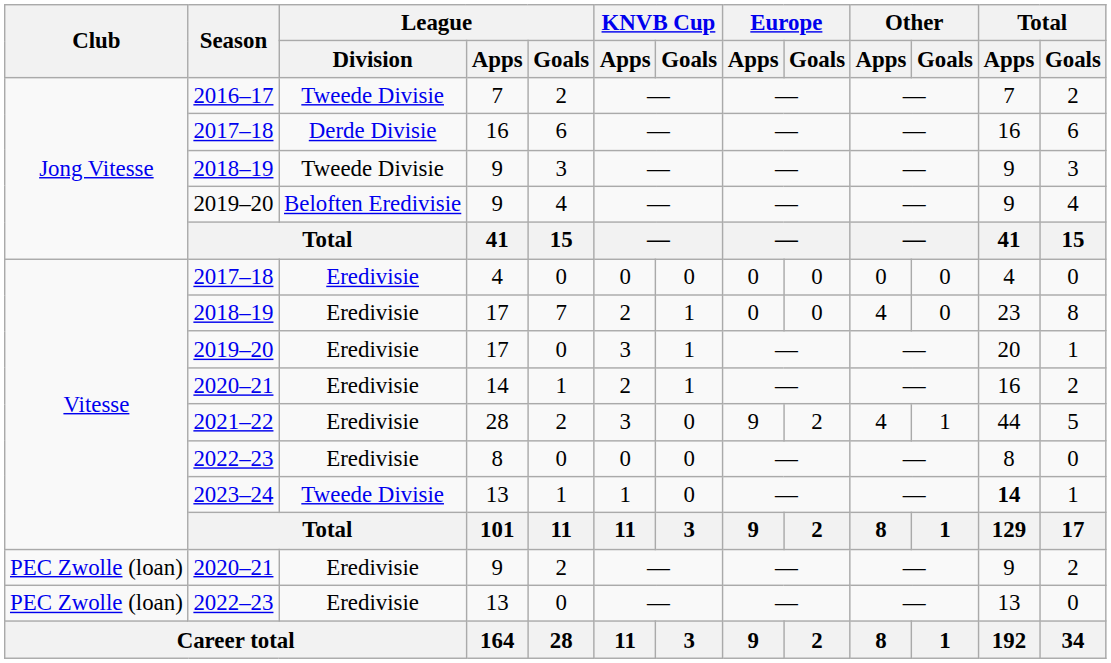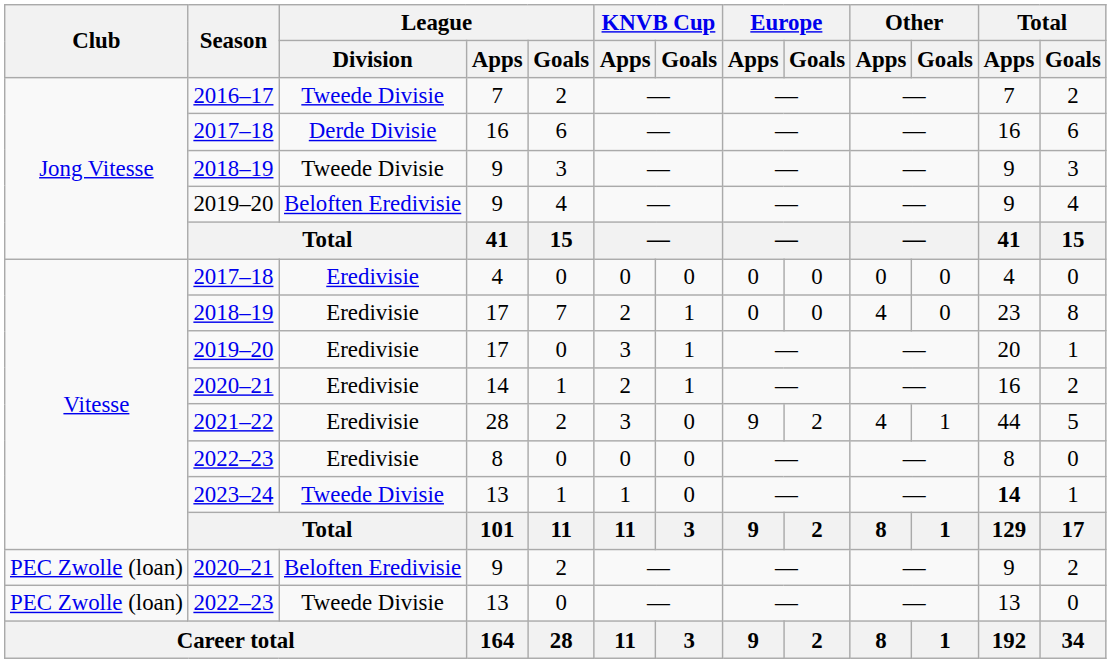(373, 566) Eredivisie -> (373, 566) Beloften Eredivisie
(373, 603) Eredivisie -> (373, 603) Tweede Divisie
